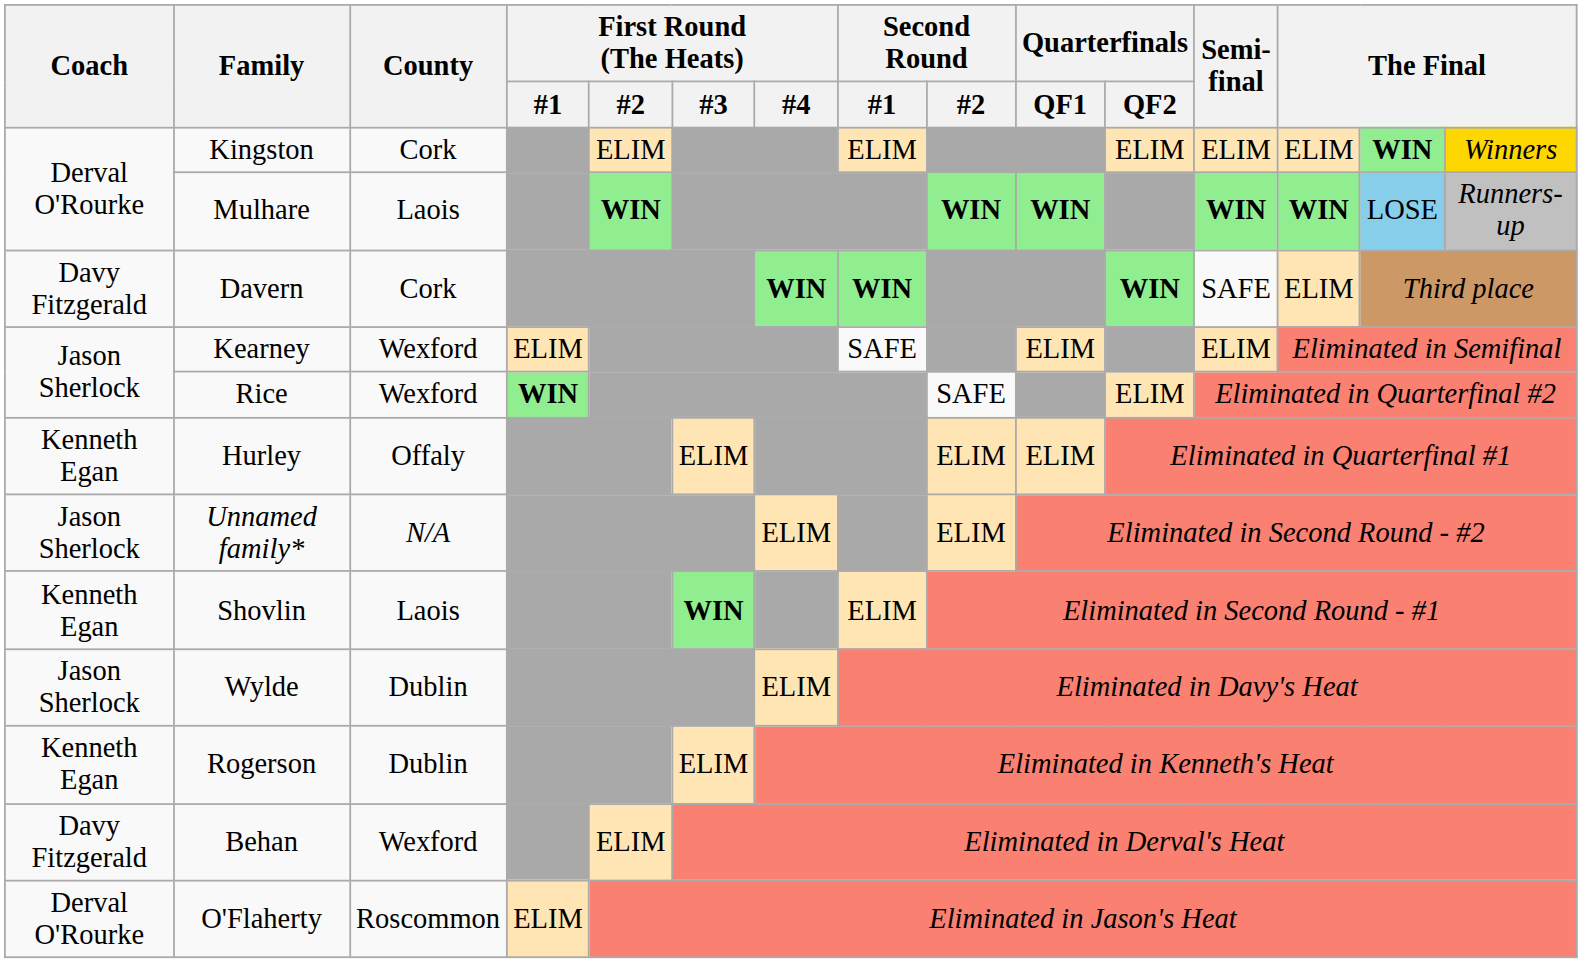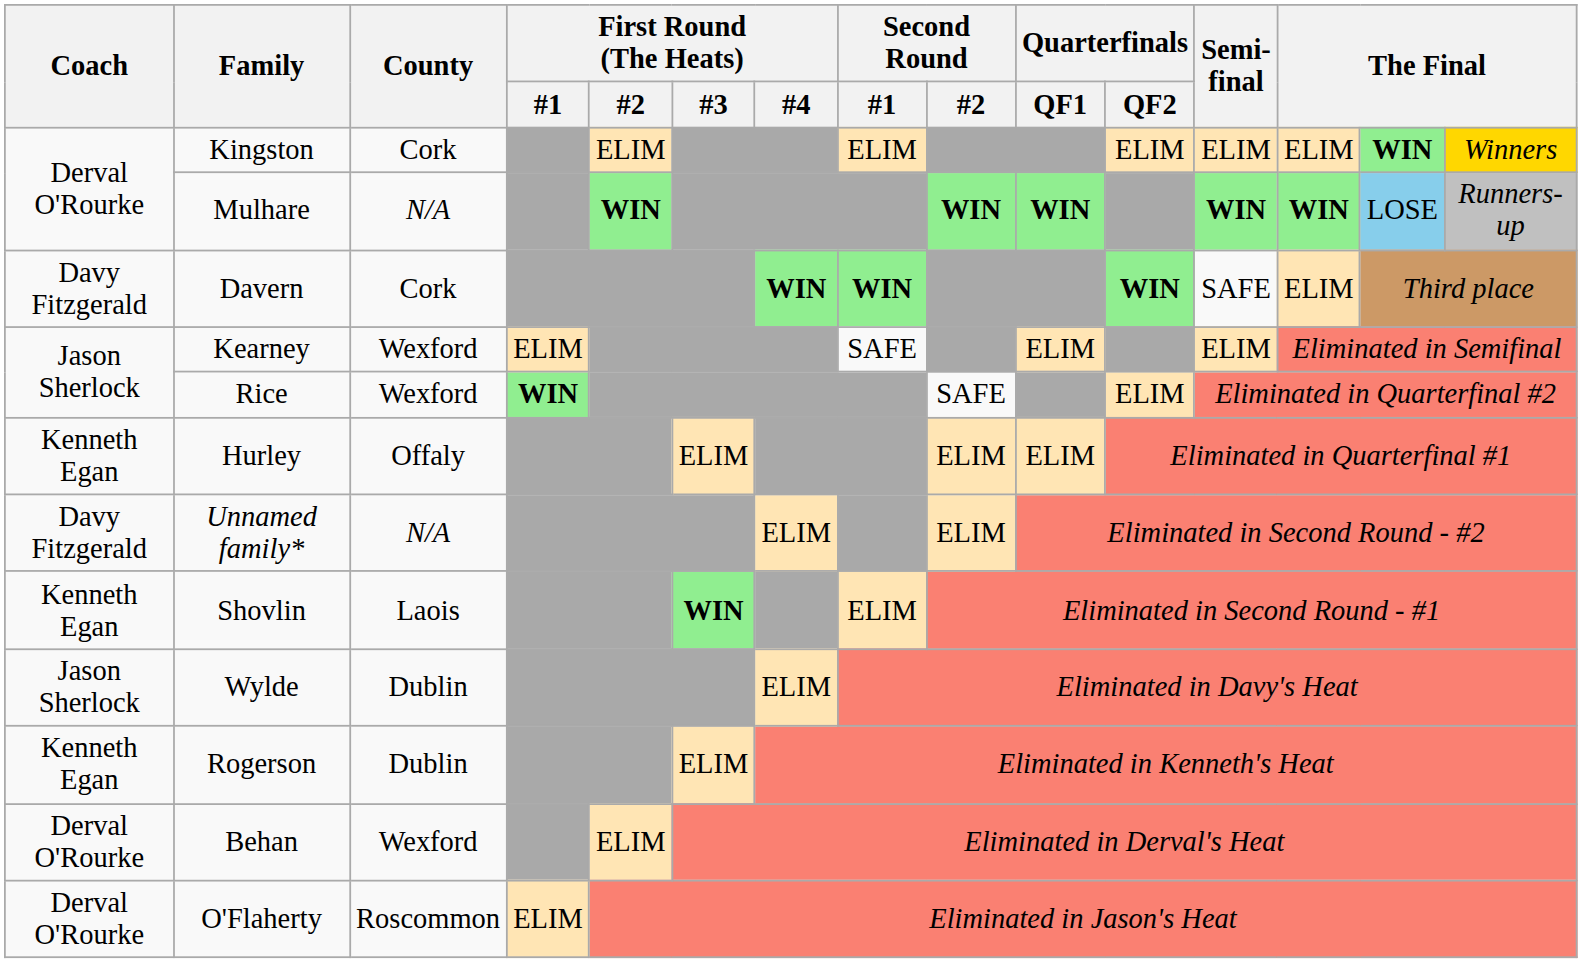(428, 210) Laois -> (428, 210) N/A
(89, 532) Jason Sherlock -> (89, 532) Davy Fitzgerald
(89, 841) Davy Fitzgerald -> (89, 841) Derval O'Rourke
